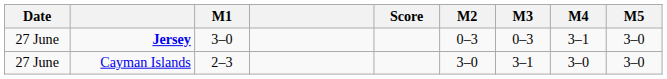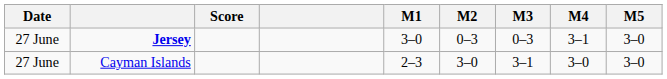columns swapped: (407, 16) <-> (222, 16)
